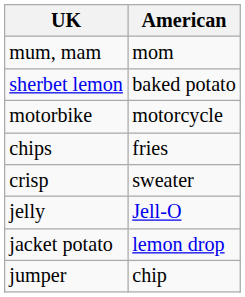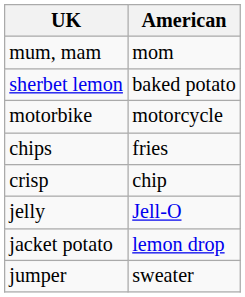(163, 180) sweater -> (150, 180) chip
(150, 276) chip -> (163, 276) sweater
